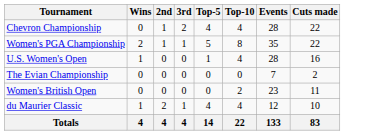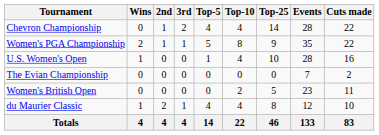+ column: (274, 12)
